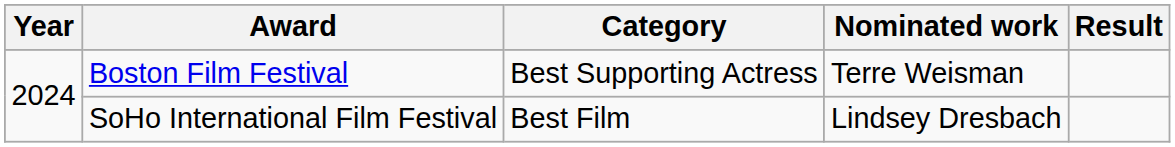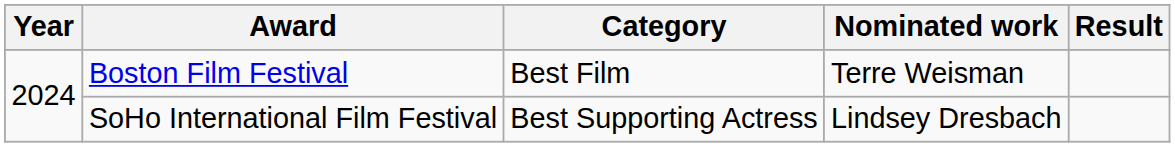(664, 73) Best Supporting Actress -> (570, 73) Best Film
(570, 118) Best Film -> (664, 118) Best Supporting Actress
